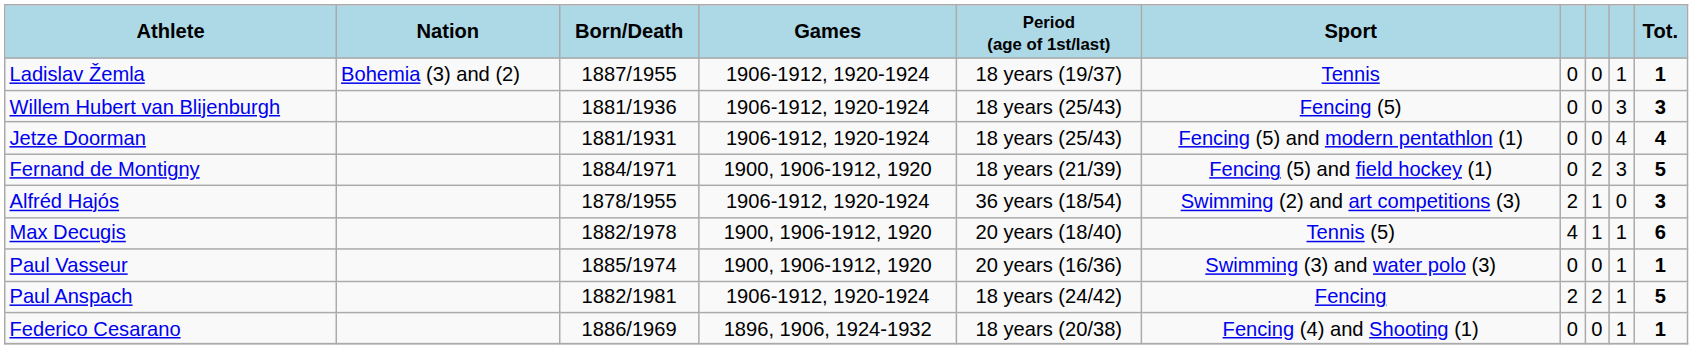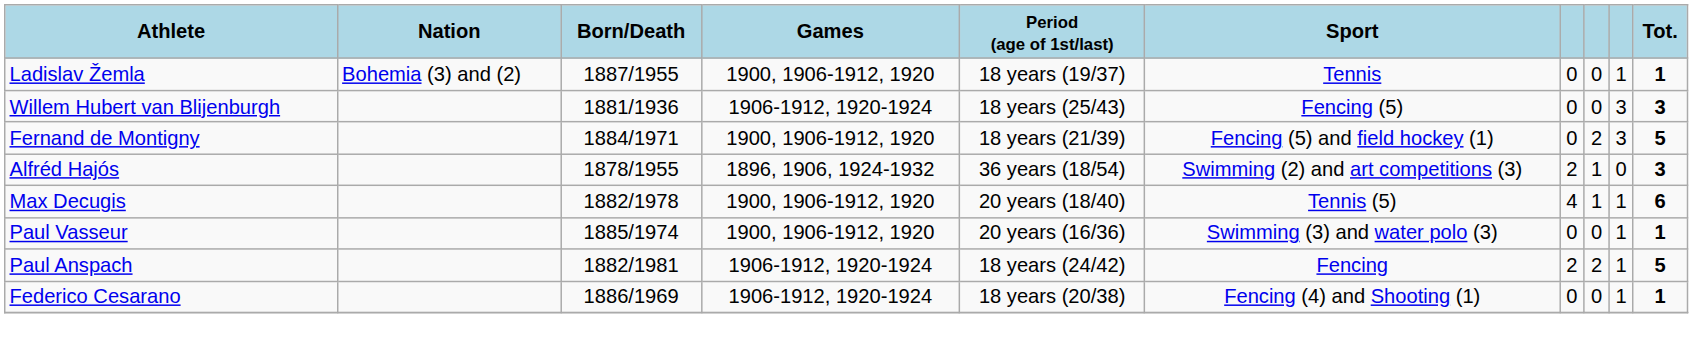(828, 74) 1906-1912, 1920-1924 -> (830, 74) 1900, 1906-1912, 1920
- row: (78, 138)
(828, 201) 1906-1912, 1920-1924 -> (830, 169) 1896, 1906, 1924-1932
(828, 328) 1896, 1906, 1924-1932 -> (830, 296) 1906-1912, 1920-1924
